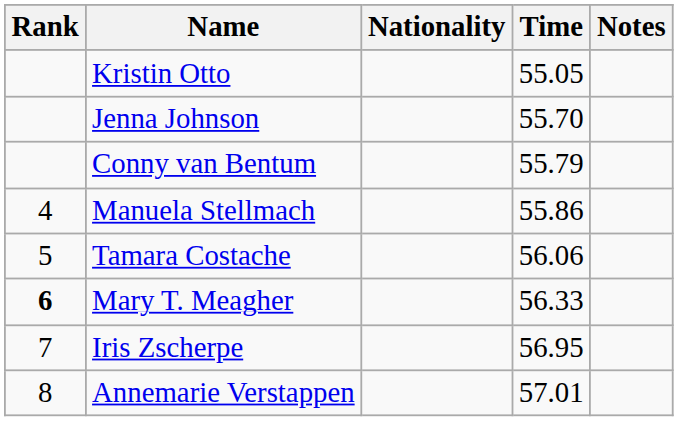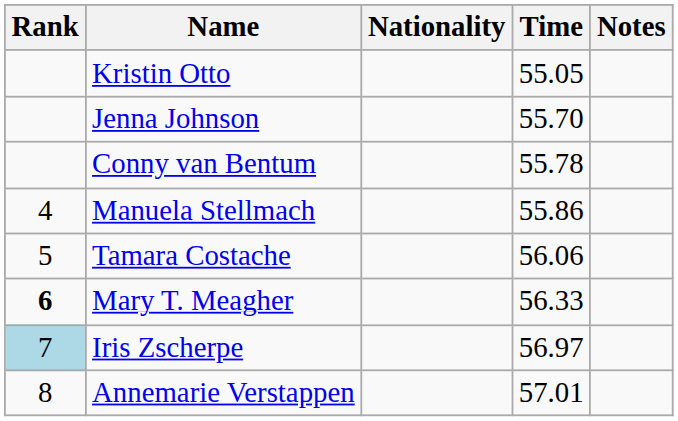(551, 164) 55.79 -> (551, 164) 55.78
(45, 347) no background -> (45, 347) lightblue background
(551, 347) 56.95 -> (551, 347) 56.97
